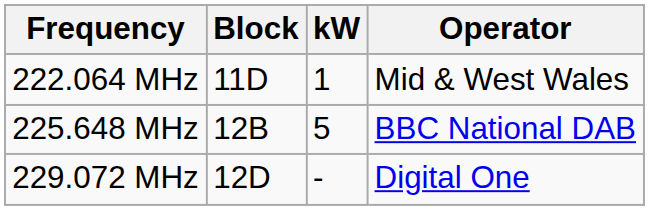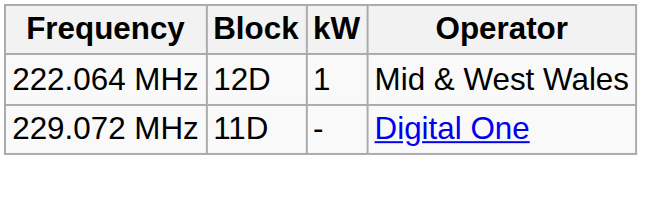(241, 79) 11D -> (242, 79) 12D
- row: (105, 128)
(242, 178) 12D -> (241, 128) 11D
